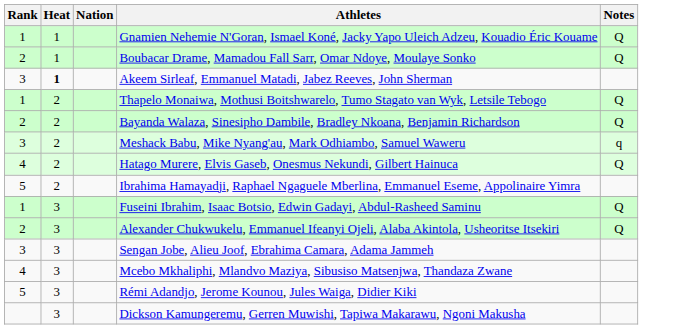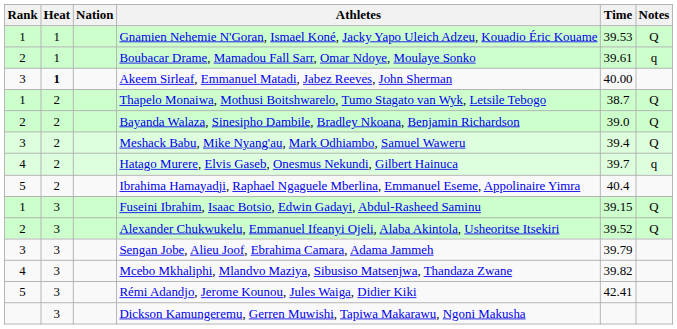+ column: (618, 15)
(619, 57) Q -> (654, 57) q
(619, 143) q -> (654, 143) Q
(619, 164) Q -> (654, 164) q
